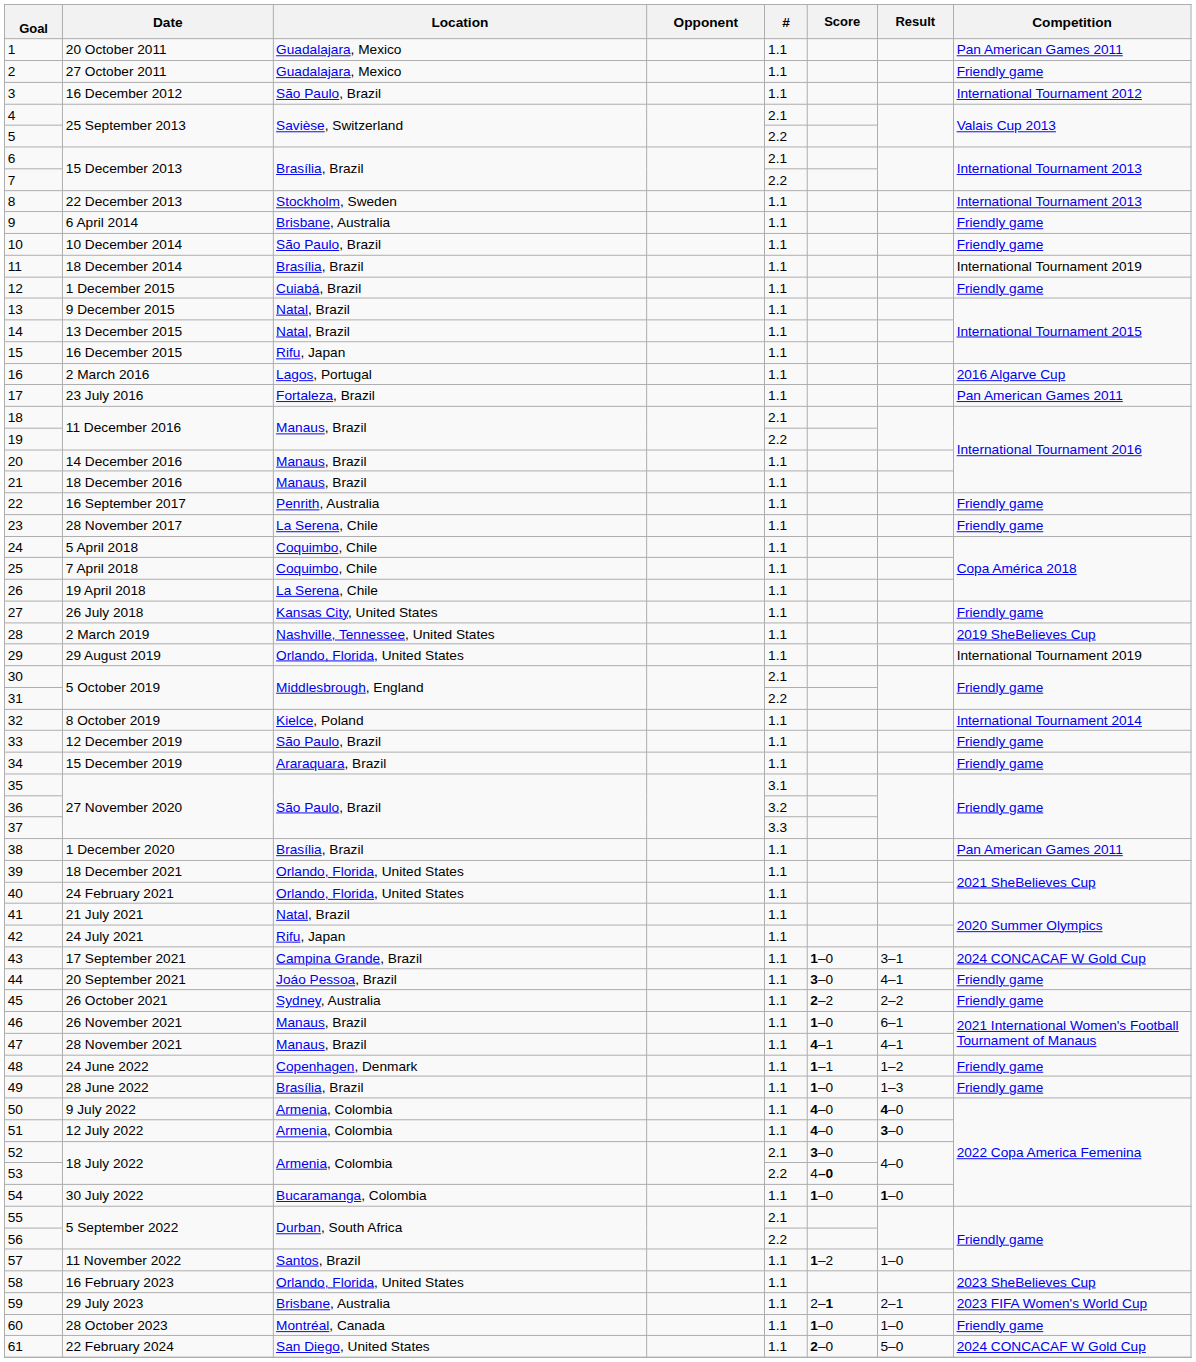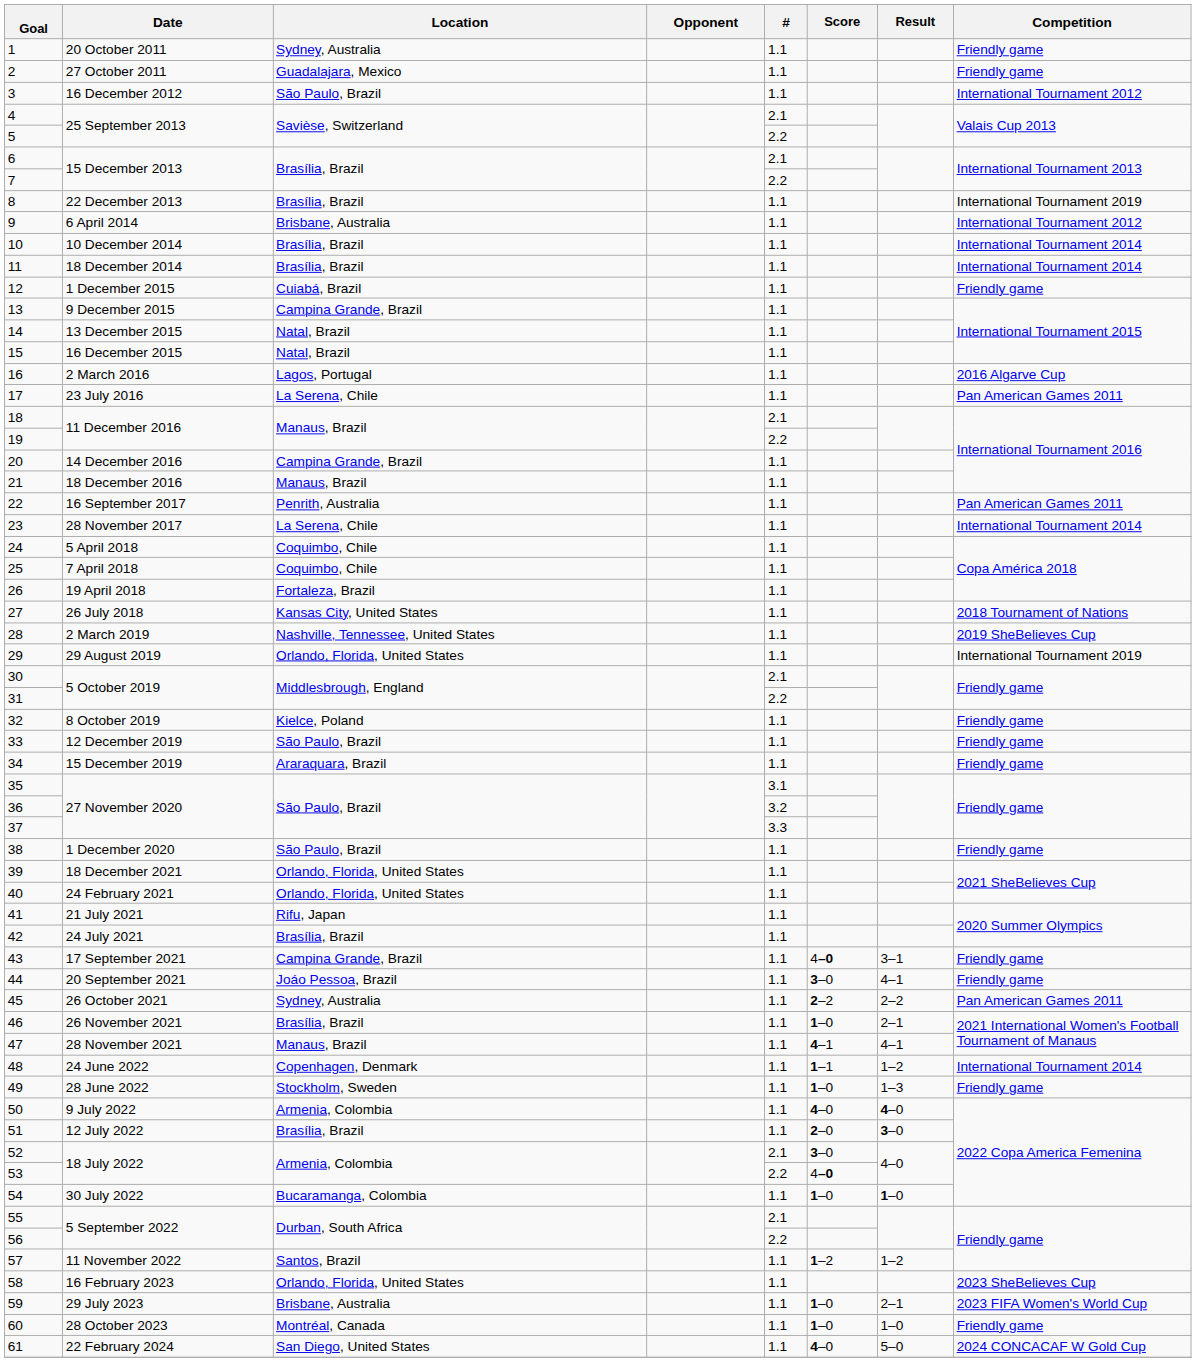(339, 50) Guadalajara, Mexico -> (328, 50) Sydney, Australia
(1040, 50) Pan American Games 2011 -> (1000, 50) Friendly game
(337, 202) Stockholm, Sweden -> (320, 202) Brasília, Brazil
(1049, 202) International Tournament 2013 -> (1049, 202) International Tournament 2019
(1000, 223) Friendly game -> (1049, 223) International Tournament 2012
(329, 245) São Paulo, Brazil -> (320, 245) Brasília, Brazil
(1000, 245) Friendly game -> (1049, 245) International Tournament 2014
(1049, 266) International Tournament 2019 -> (1049, 266) International Tournament 2014
(313, 310) Natal, Brazil -> (349, 310) Campina Grande, Brazil
(311, 353) Rifu, Japan -> (313, 353) Natal, Brazil
(325, 396) Fortaleza, Brazil -> (327, 396) La Serena, Chile
(321, 461) Manaus, Brazil -> (349, 461) Campina Grande, Brazil
(1000, 504) Friendly game -> (1040, 504) Pan American Games 2011
(1000, 526) Friendly game -> (1049, 526) International Tournament 2014
(327, 591) La Serena, Chile -> (325, 591) Fortaleza, Brazil
(1000, 612) Friendly game -> (1042, 612) 2018 Tournament of Nations
(1049, 720) International Tournament 2014 -> (1000, 720) Friendly game
(320, 850) Brasília, Brazil -> (329, 850) São Paulo, Brazil
(1040, 850) Pan American Games 2011 -> (1000, 850) Friendly game
(313, 915) Natal, Brazil -> (311, 915) Rifu, Japan
(311, 936) Rifu, Japan -> (320, 936) Brasília, Brazil
(822, 958) 1–0 -> (822, 958) 4–0
(1051, 958) 2024 CONCACAF W Gold Cup -> (1000, 958) Friendly game
(1000, 1001) Friendly game -> (1040, 1001) Pan American Games 2011
(321, 1023) Manaus, Brazil -> (320, 1023) Brasília, Brazil
(892, 1023) 6–1 -> (892, 1023) 2–1
(1000, 1066) Friendly game -> (1049, 1066) International Tournament 2014
(320, 1088) Brasília, Brazil -> (337, 1088) Stockholm, Sweden
(334, 1131) Armenia, Colombia -> (320, 1131) Brasília, Brazil
(822, 1131) 4–0 -> (822, 1131) 2–0
(892, 1261) 1–0 -> (892, 1261) 1–2
(822, 1304) 2–1 -> (822, 1304) 1–0
(822, 1347) 2–0 -> (822, 1347) 4–0
